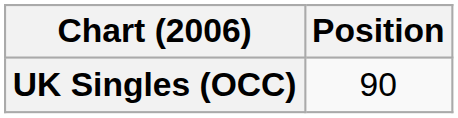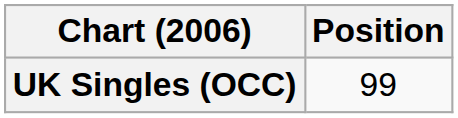(378, 84) 90 -> (378, 84) 99
